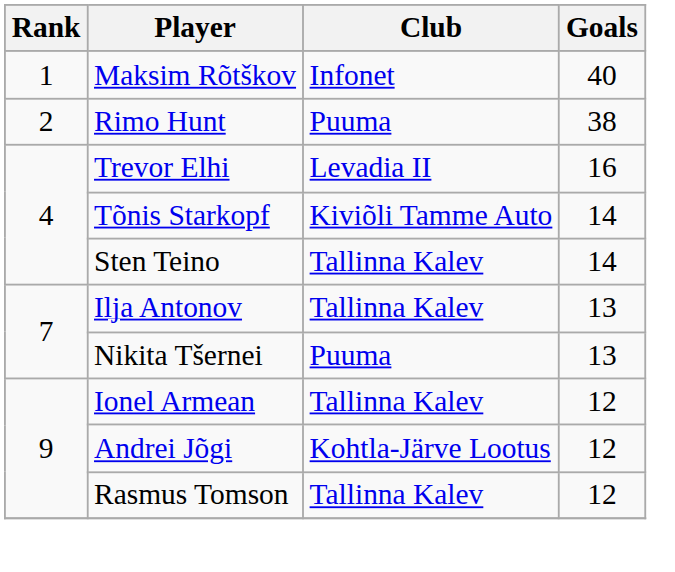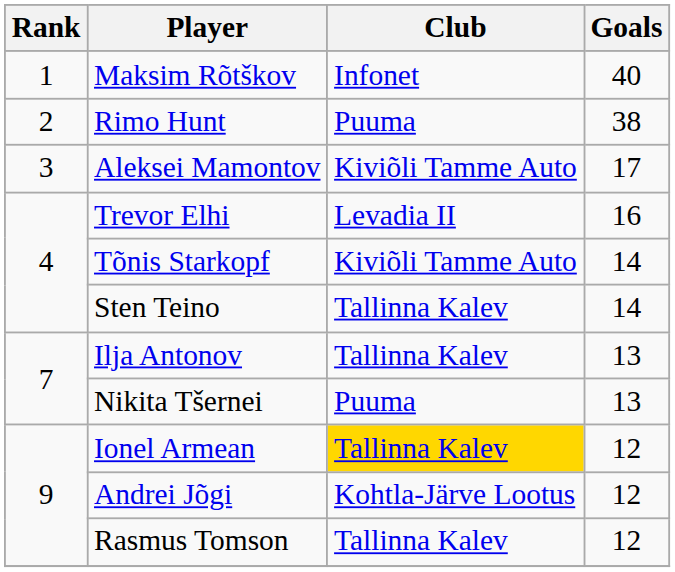+ row: (207, 167)
(396, 401) no background -> (421, 448) gold background
